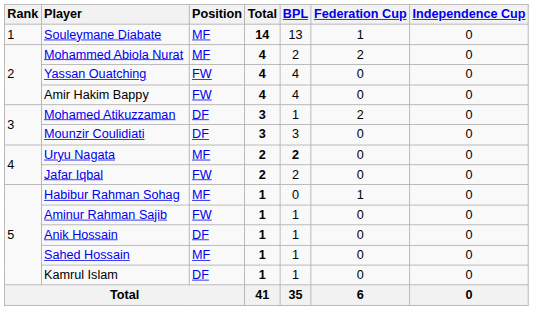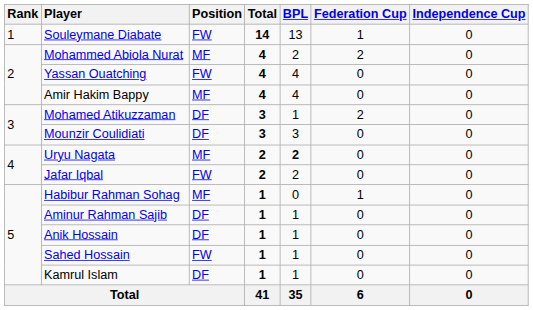(201, 34) MF -> (202, 34) FW
(202, 94) FW -> (201, 94) MF
(202, 214) FW -> (200, 214) DF
(201, 255) MF -> (202, 255) FW
